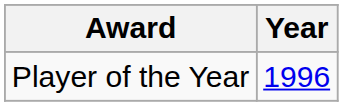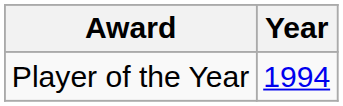(297, 76) 1996 -> (297, 76) 1994
